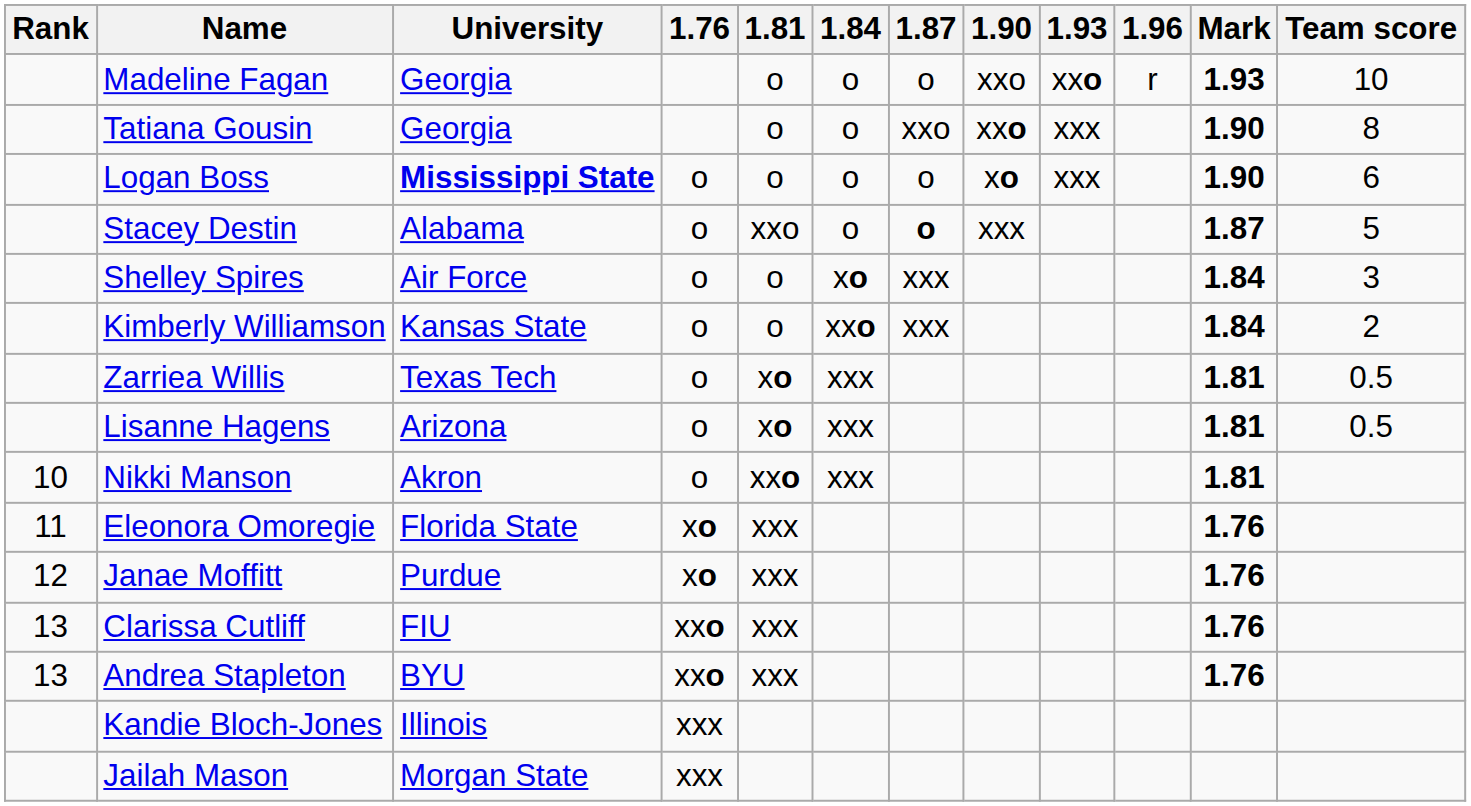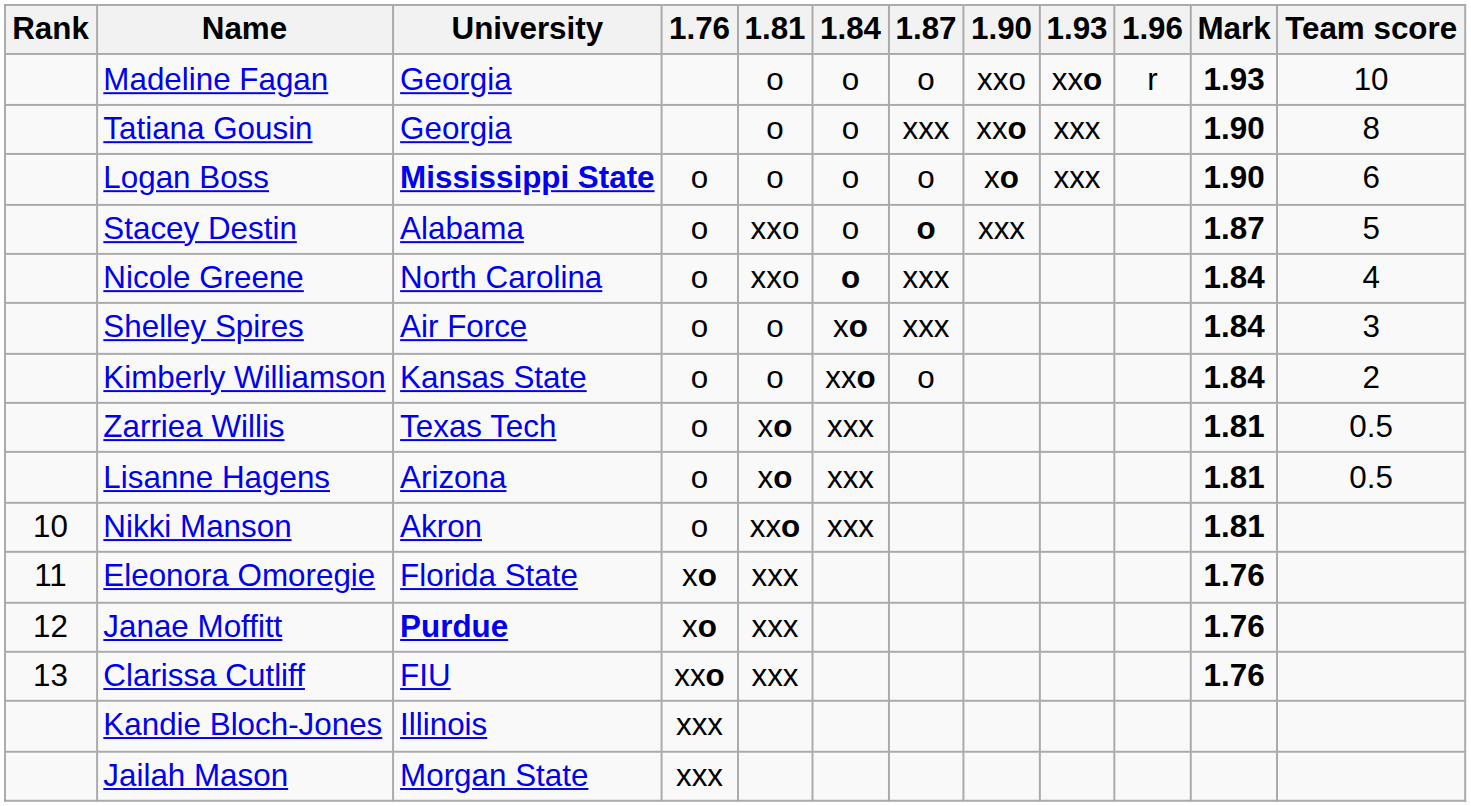(926, 128) xxo -> (926, 128) xxx
+ row: (204, 278)
(926, 327) xxx -> (926, 377) o
(451, 576) normal -> (454, 626) bold
- row: (225, 675)
